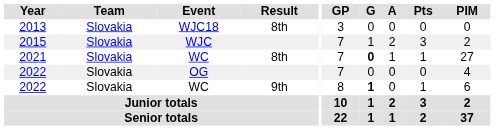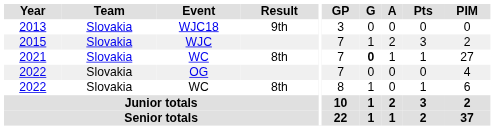(279, 26) 8th -> (279, 26) 9th
(279, 87) 9th -> (279, 87) 8th
(371, 87) bold -> (371, 87) normal
